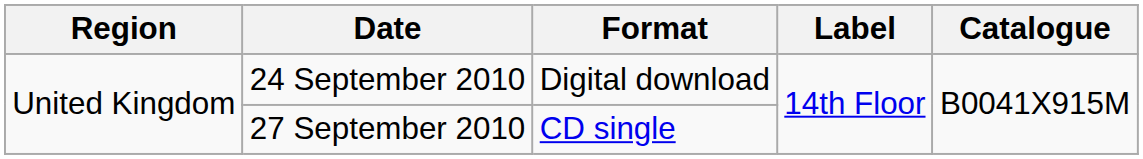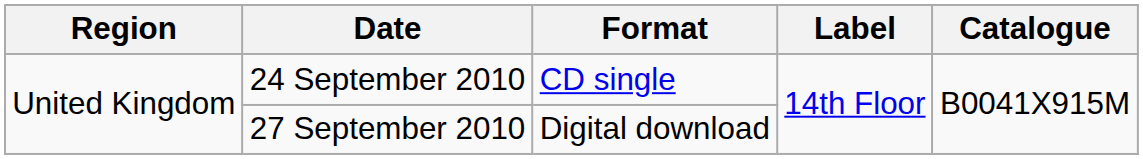(655, 79) Digital download -> (608, 79) CD single
(608, 128) CD single -> (655, 128) Digital download
